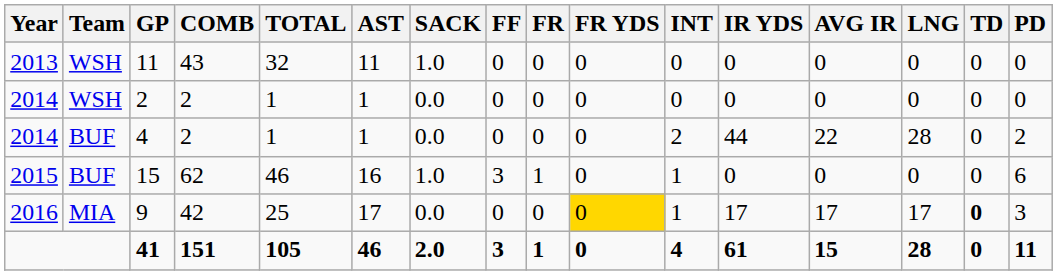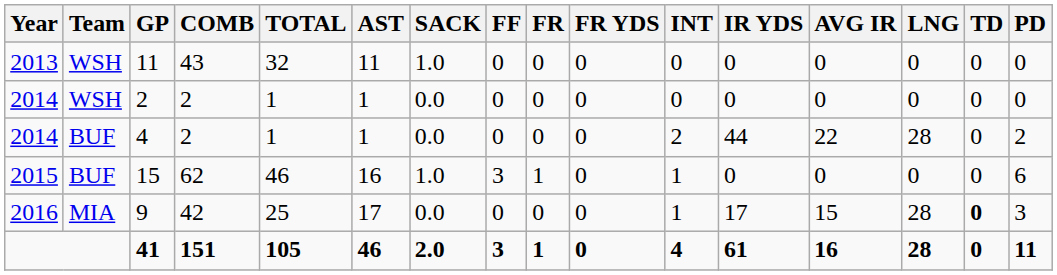(581, 212) gold background -> (581, 212) no background
(826, 212) 17 -> (826, 212) 15
(919, 212) 17 -> (919, 212) 28
(826, 250) 15 -> (826, 250) 16
